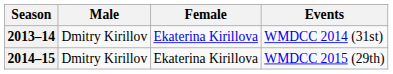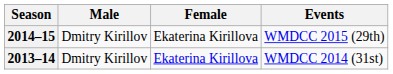rows swapped: (31, 36) <-> (31, 58)
